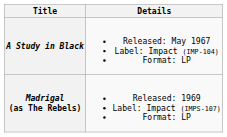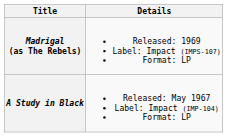rows swapped: (45, 46) <-> (45, 103)
